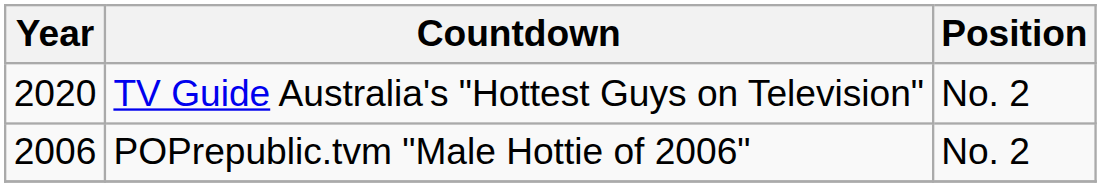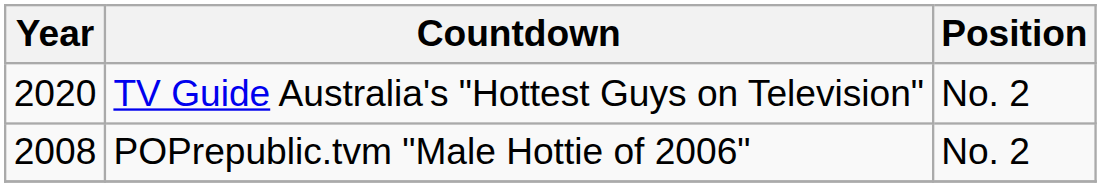(55, 151) 2006 -> (55, 151) 2008
